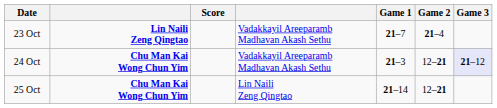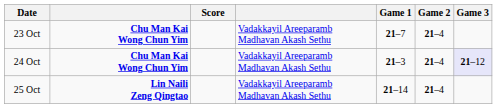(159, 34) Lin Naili Zeng Qingtao -> (153, 34) Chu Man Kai Wong Chun Yim
(434, 62) 12–21 -> (434, 62) 21–4
(153, 90) Chu Man Kai Wong Chun Yim -> (159, 90) Lin Naili Zeng Qingtao
(265, 90) Lin Naili Zeng Qingtao -> (285, 90) Vadakkayil Areeparamb Madhavan Akash Sethu
(434, 90) 12–21 -> (434, 90) 21–4
